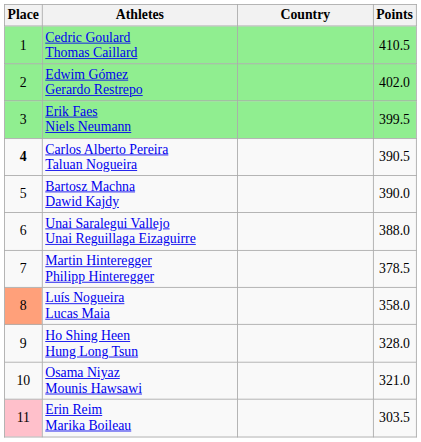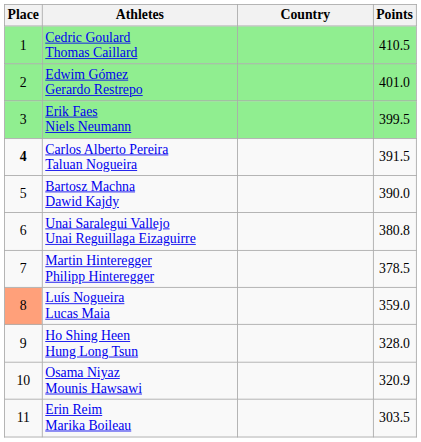(394, 82) 402.0 -> (394, 82) 401.0
(394, 156) 390.5 -> (394, 156) 391.5
(394, 231) 388.0 -> (394, 231) 380.8
(394, 306) 358.0 -> (394, 306) 359.0
(394, 380) 321.0 -> (394, 380) 320.9
(23, 417) pink background -> (23, 417) no background
